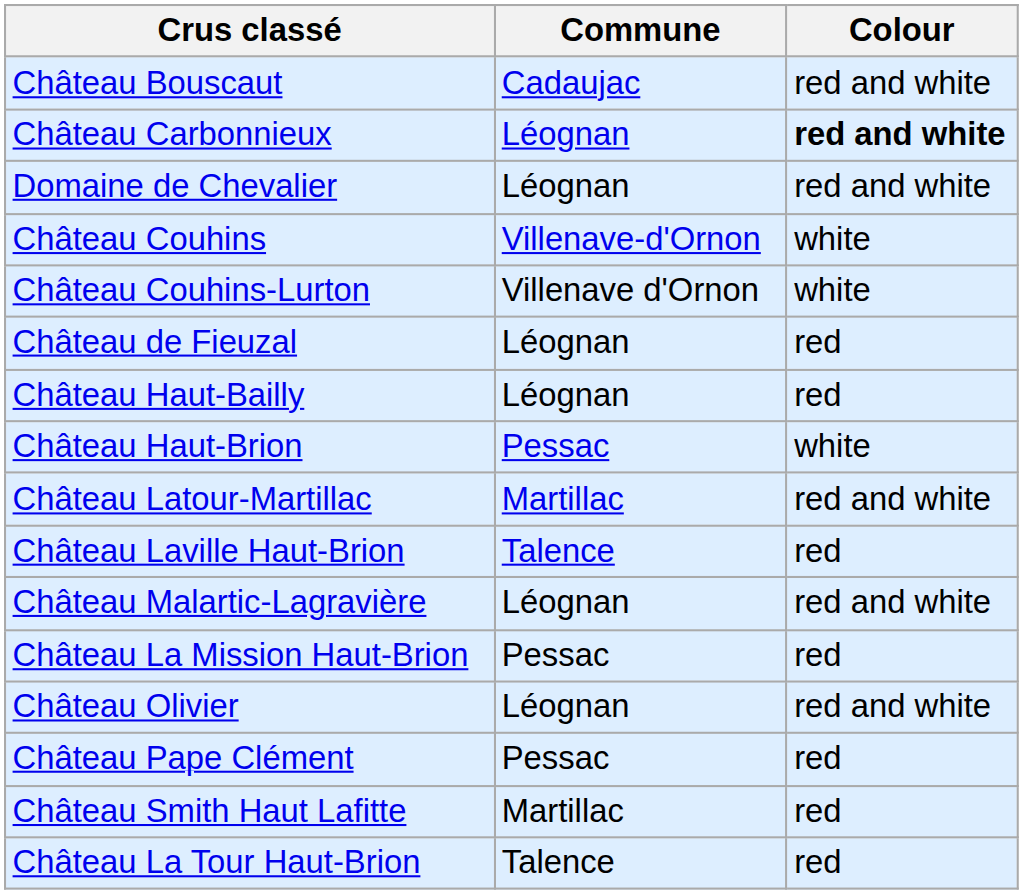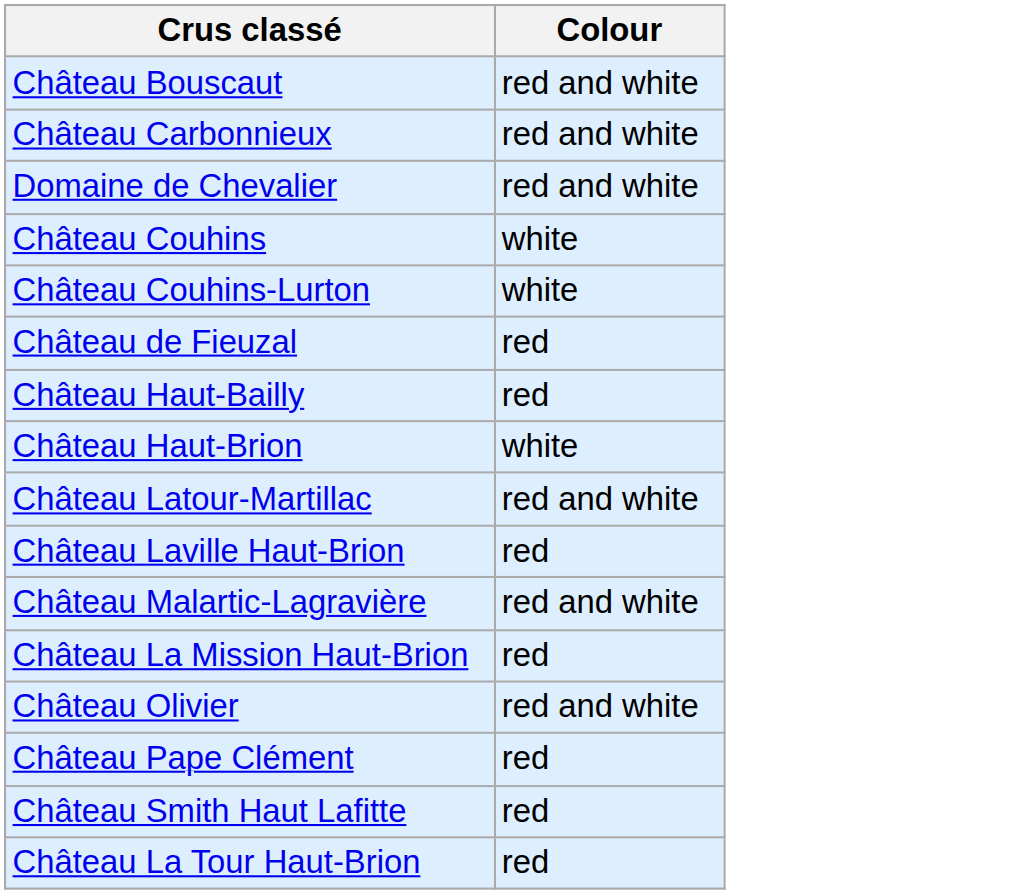- column: (640, 30)
(900, 134) bold -> (600, 134) normal
